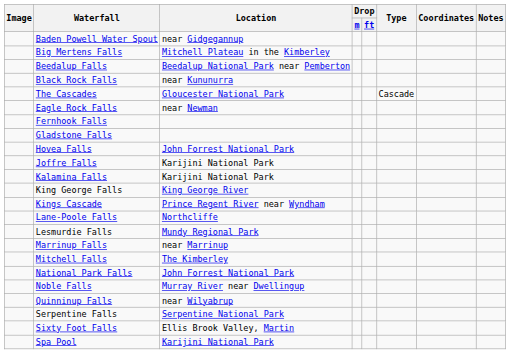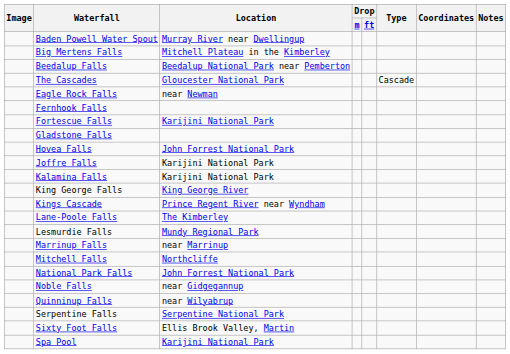(203, 39) near Gidgegannup -> (233, 39) Murray River near Dwellingup
- row: (77, 80)
+ row: (74, 121)
(190, 218) Northcliffe -> (195, 218) The Kimberley
(195, 259) The Kimberley -> (190, 259) Northcliffe
(233, 287) Murray River near Dwellingup -> (203, 287) near Gidgegannup
